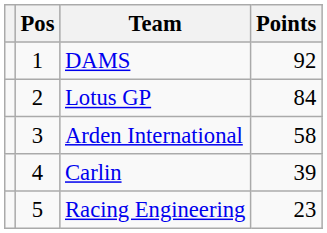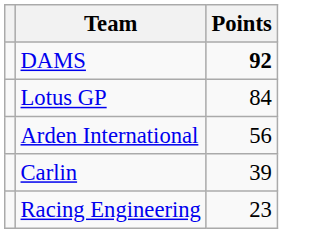- column: (38, 23)
(305, 60) normal -> (260, 60) bold
(305, 135) 58 -> (260, 135) 56
